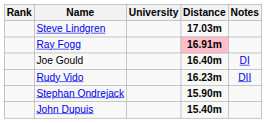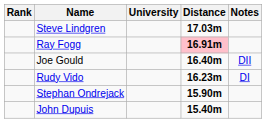(245, 61) DI -> (245, 61) DII
(245, 77) DII -> (245, 77) DI
